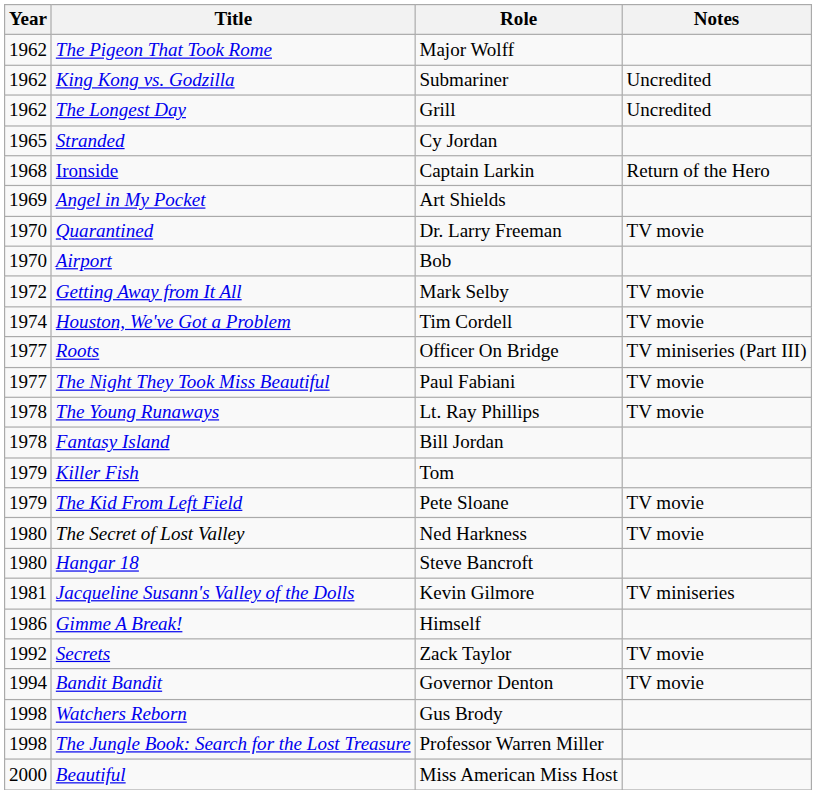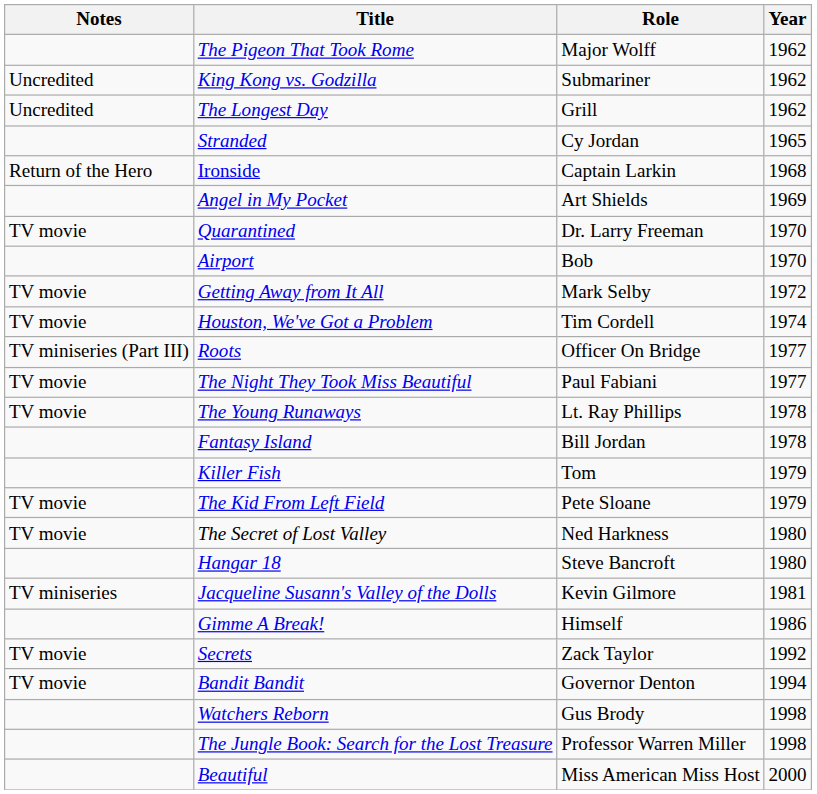columns swapped: (28, 19) <-> (717, 19)
